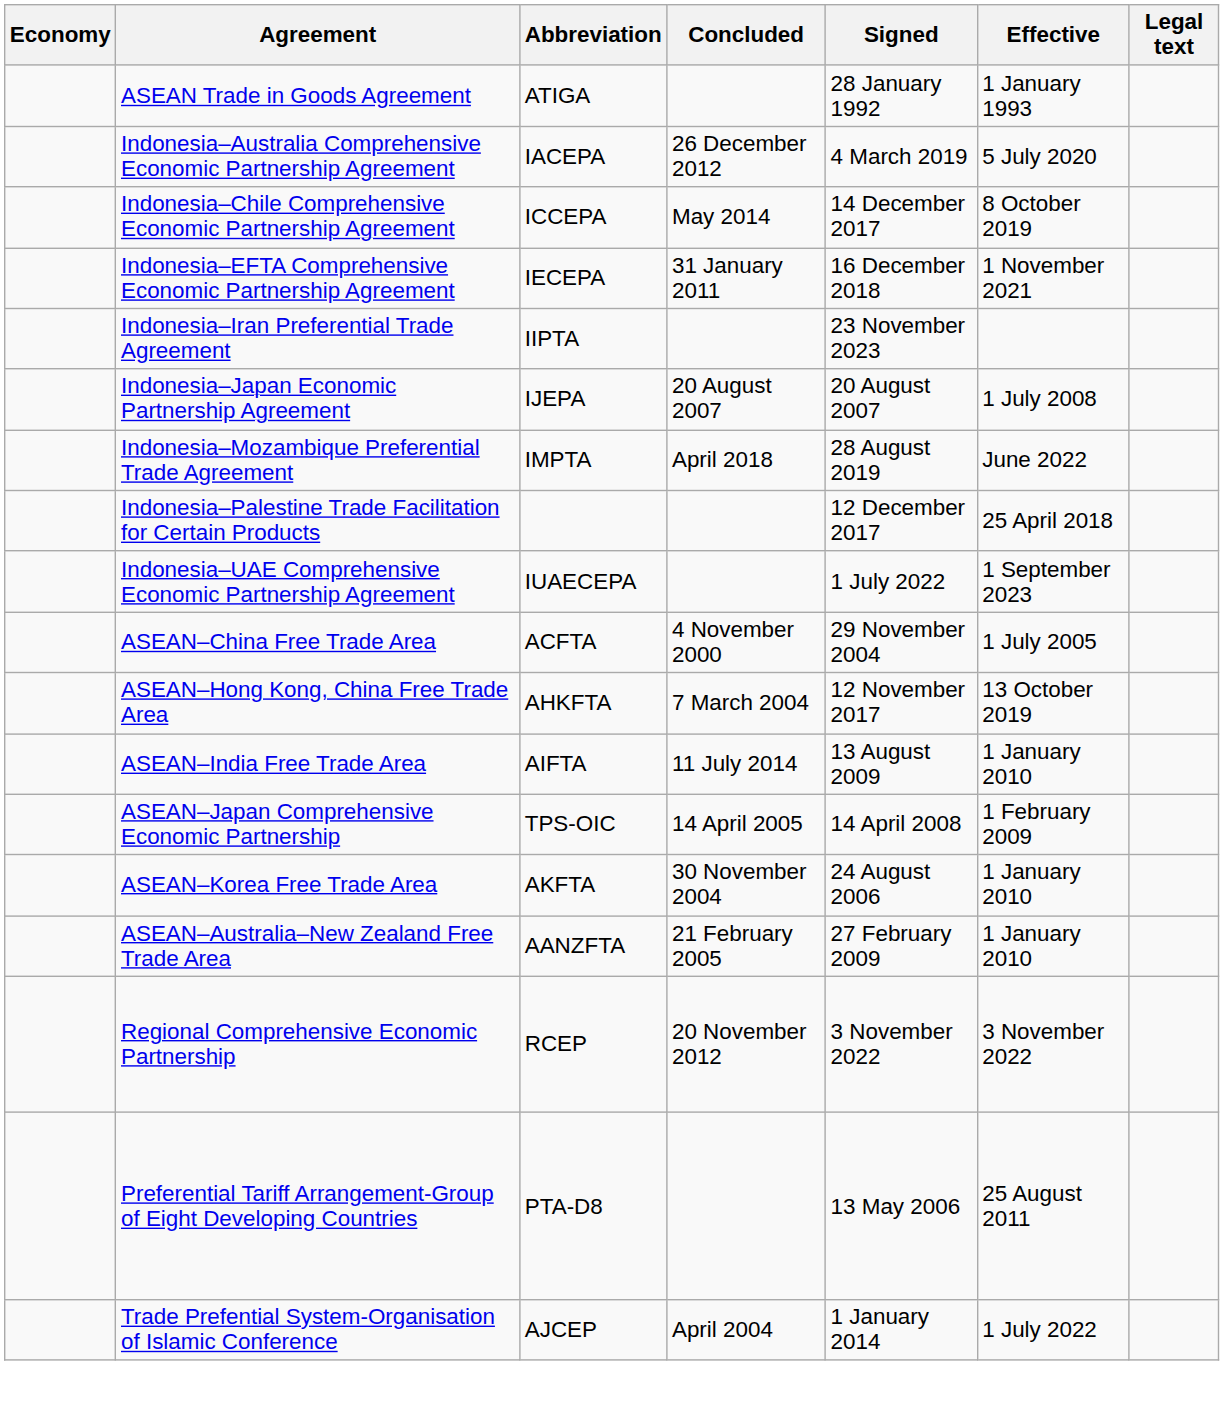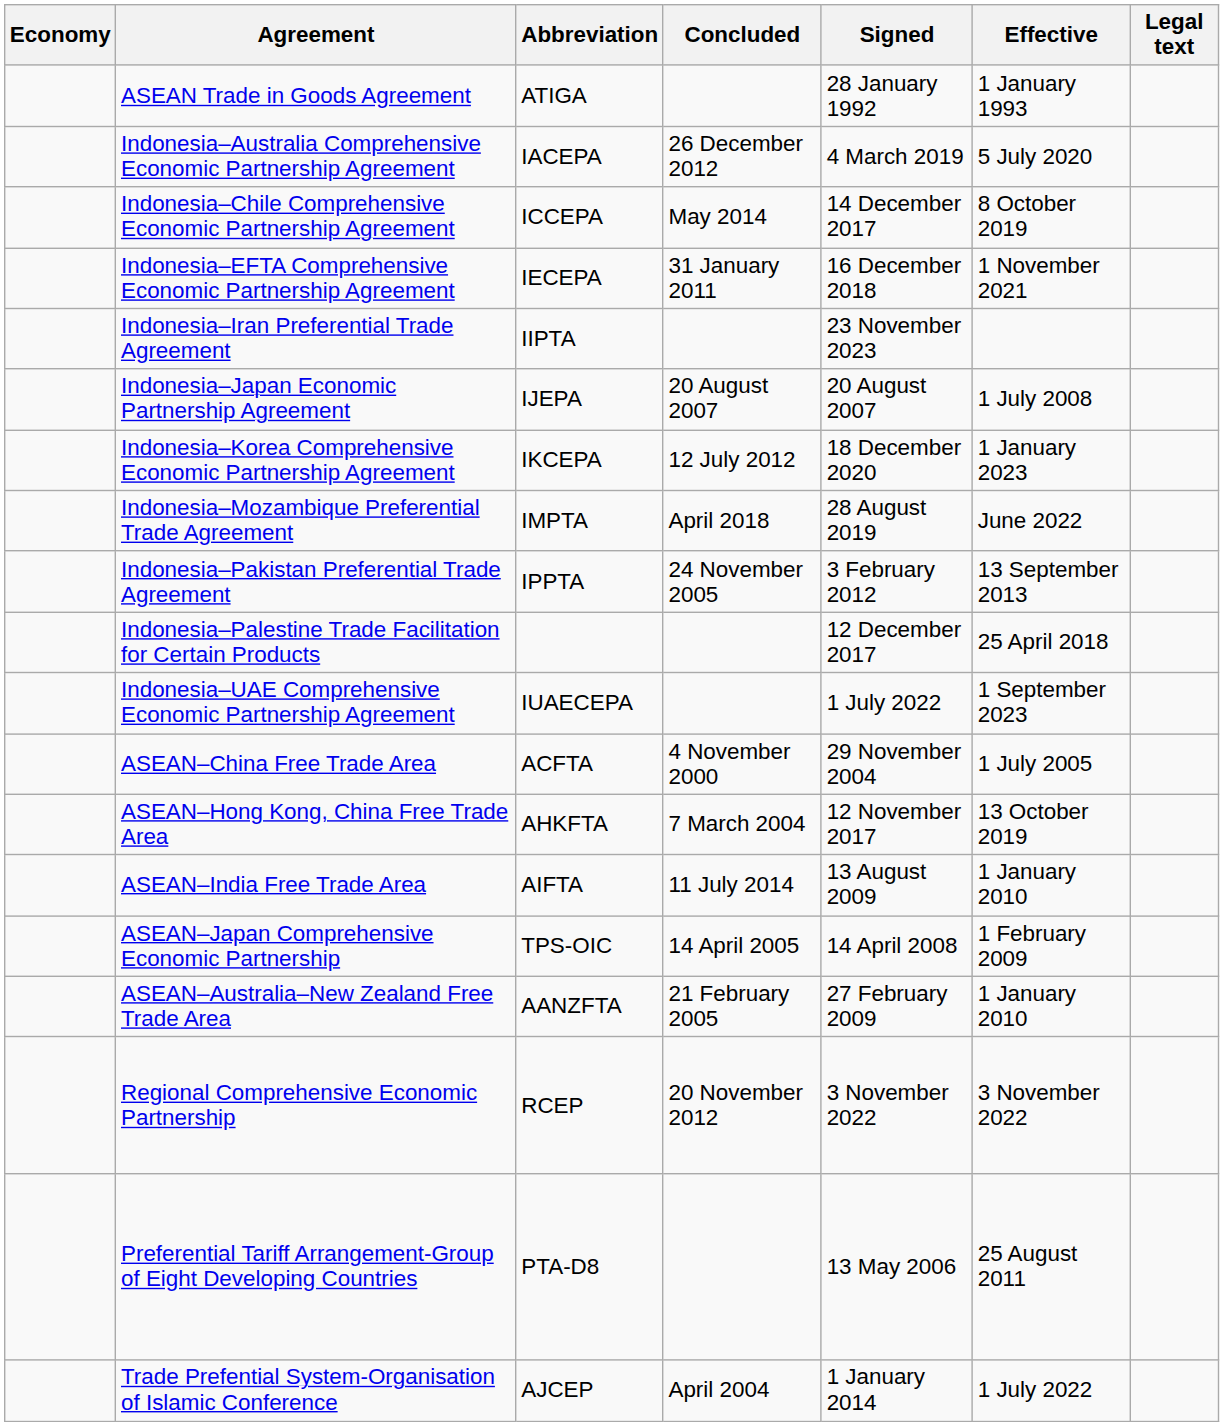+ row: (288, 459)
+ row: (311, 581)
- row: (279, 885)
